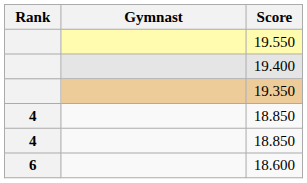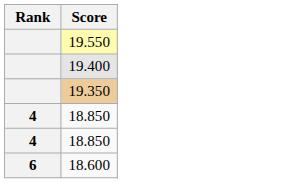- column: (154, 17)
